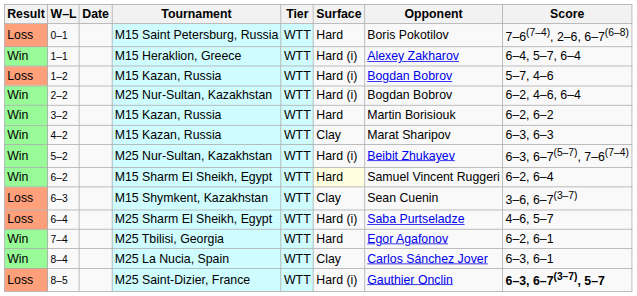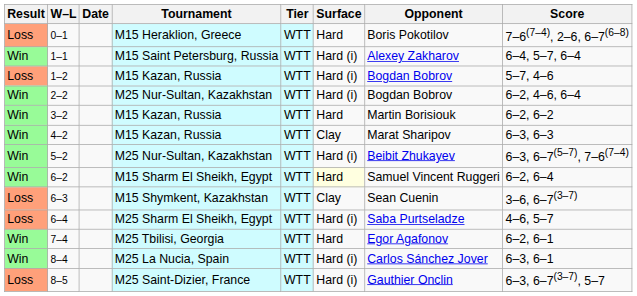(196, 35) M15 Saint Petersburg, Russia -> (178, 35) M15 Heraklion, Greece
(178, 56) M15 Heraklion, Greece -> (196, 56) M15 Saint Petersburg, Russia
(329, 258) Clay -> (337, 258) Hard (i)
(555, 279) bold -> (555, 279) normal
